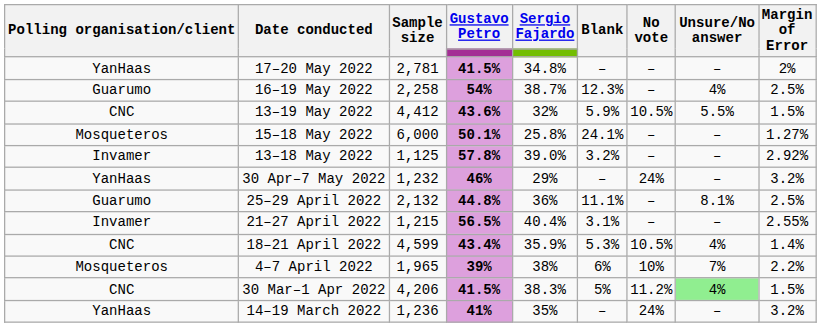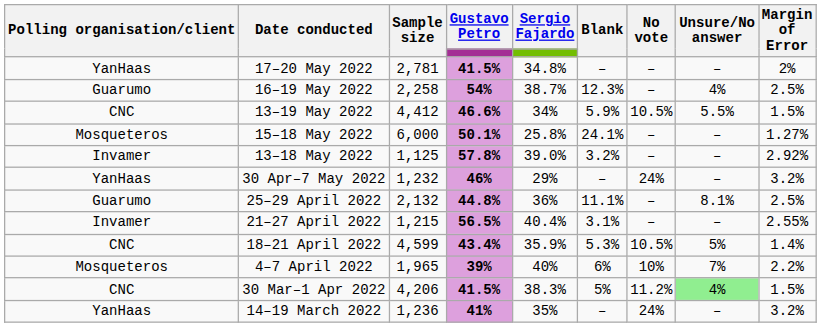(479, 113) 43.6% -> (479, 113) 46.6%
(545, 113) 32% -> (545, 113) 34%
(717, 245) 4% -> (717, 245) 5%
(545, 267) 38% -> (545, 267) 40%
